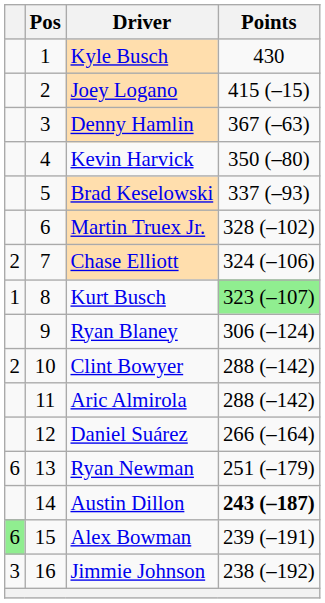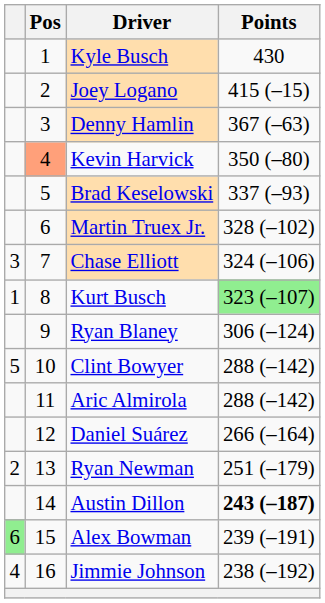(45, 159) no background -> (45, 159) lightsalmon background
(15, 262) 2 -> (15, 262) 3
(15, 365) 2 -> (15, 365) 5
(15, 468) 6 -> (15, 468) 2
(15, 571) 3 -> (15, 571) 4
